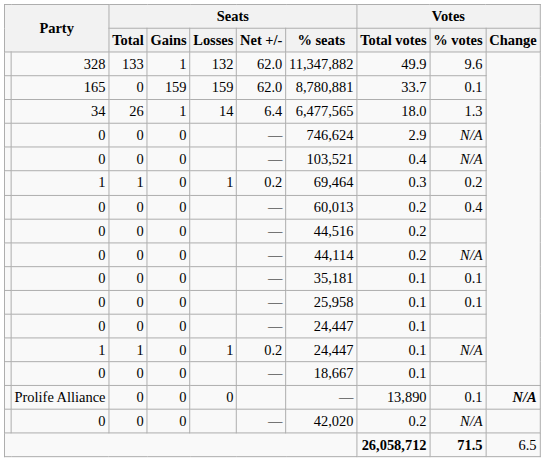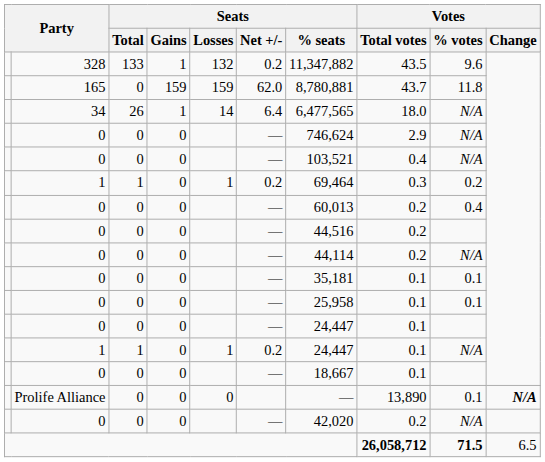(270, 64) 62.0 -> (273, 64) 0.2
(414, 64) 49.9 -> (414, 64) 43.5
(414, 88) 33.7 -> (414, 88) 43.7
(474, 88) 0.1 -> (470, 88) 11.8
(474, 111) 1.3 -> (471, 111) N/A
